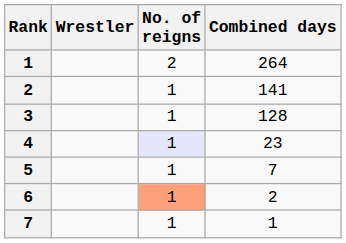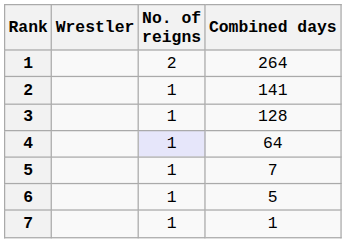(273, 144) 23 -> (273, 144) 64
(172, 197) lightsalmon background -> (172, 197) no background
(273, 197) 2 -> (273, 197) 5
